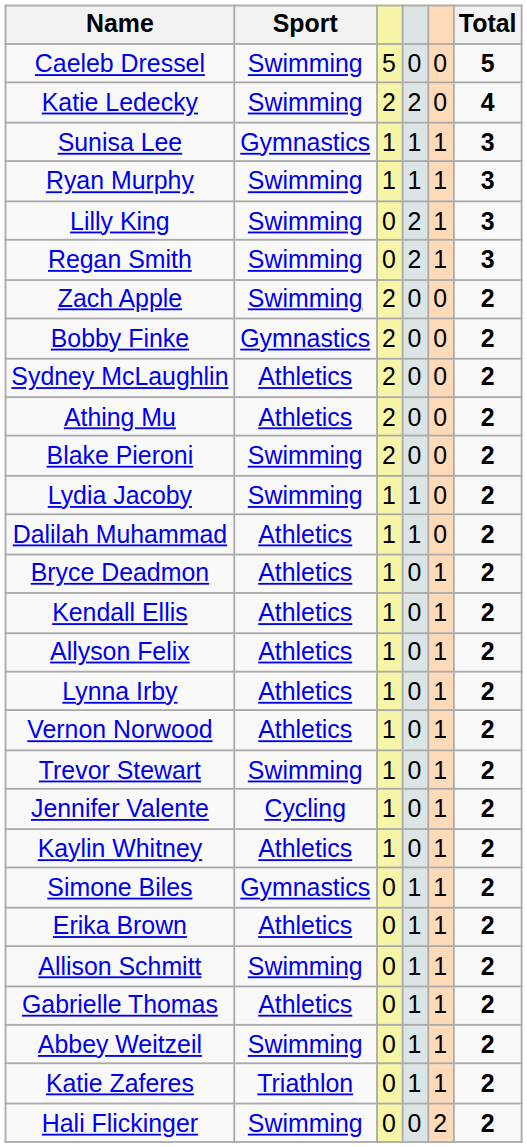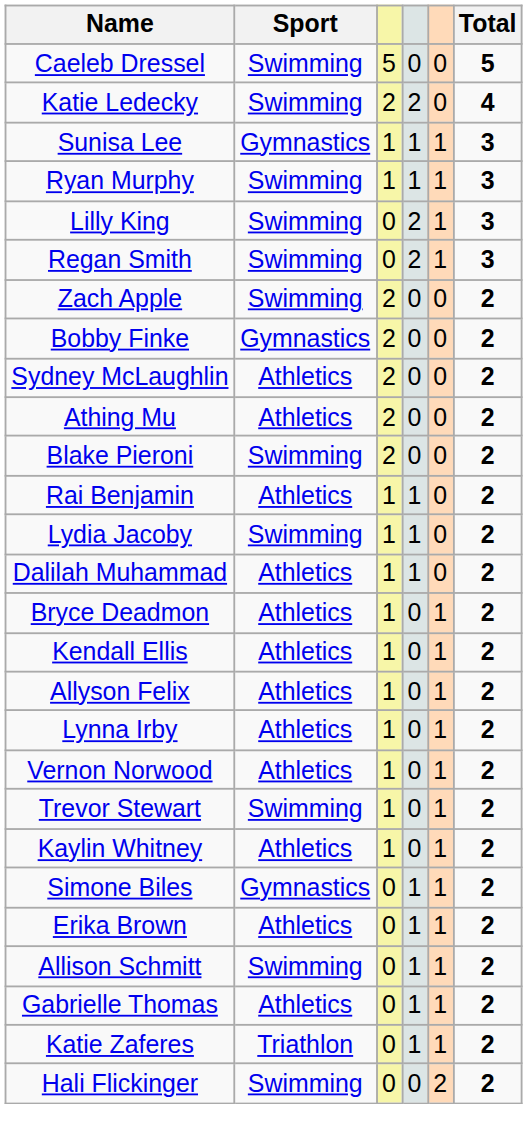+ row: (120, 495)
- row: (120, 809)
- row: (120, 1044)
